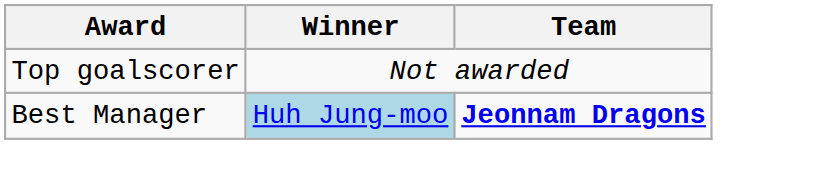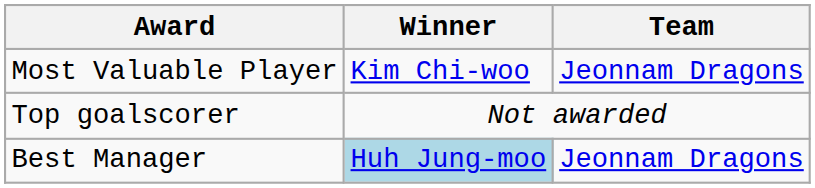+ row: (175, 71)
(584, 116) bold -> (681, 160) normal
